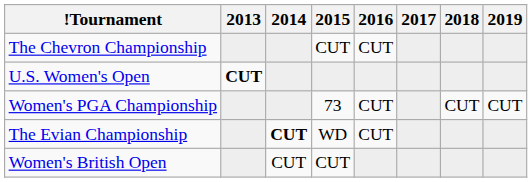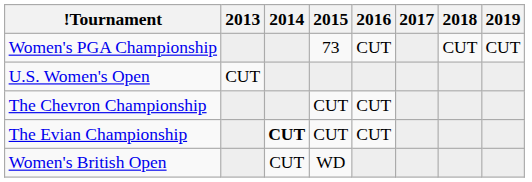rows swapped: (108, 47) <-> (113, 105)
(244, 76) bold -> (243, 76) normal
(333, 134) WD -> (331, 134) CUT
(333, 163) CUT -> (331, 163) WD
